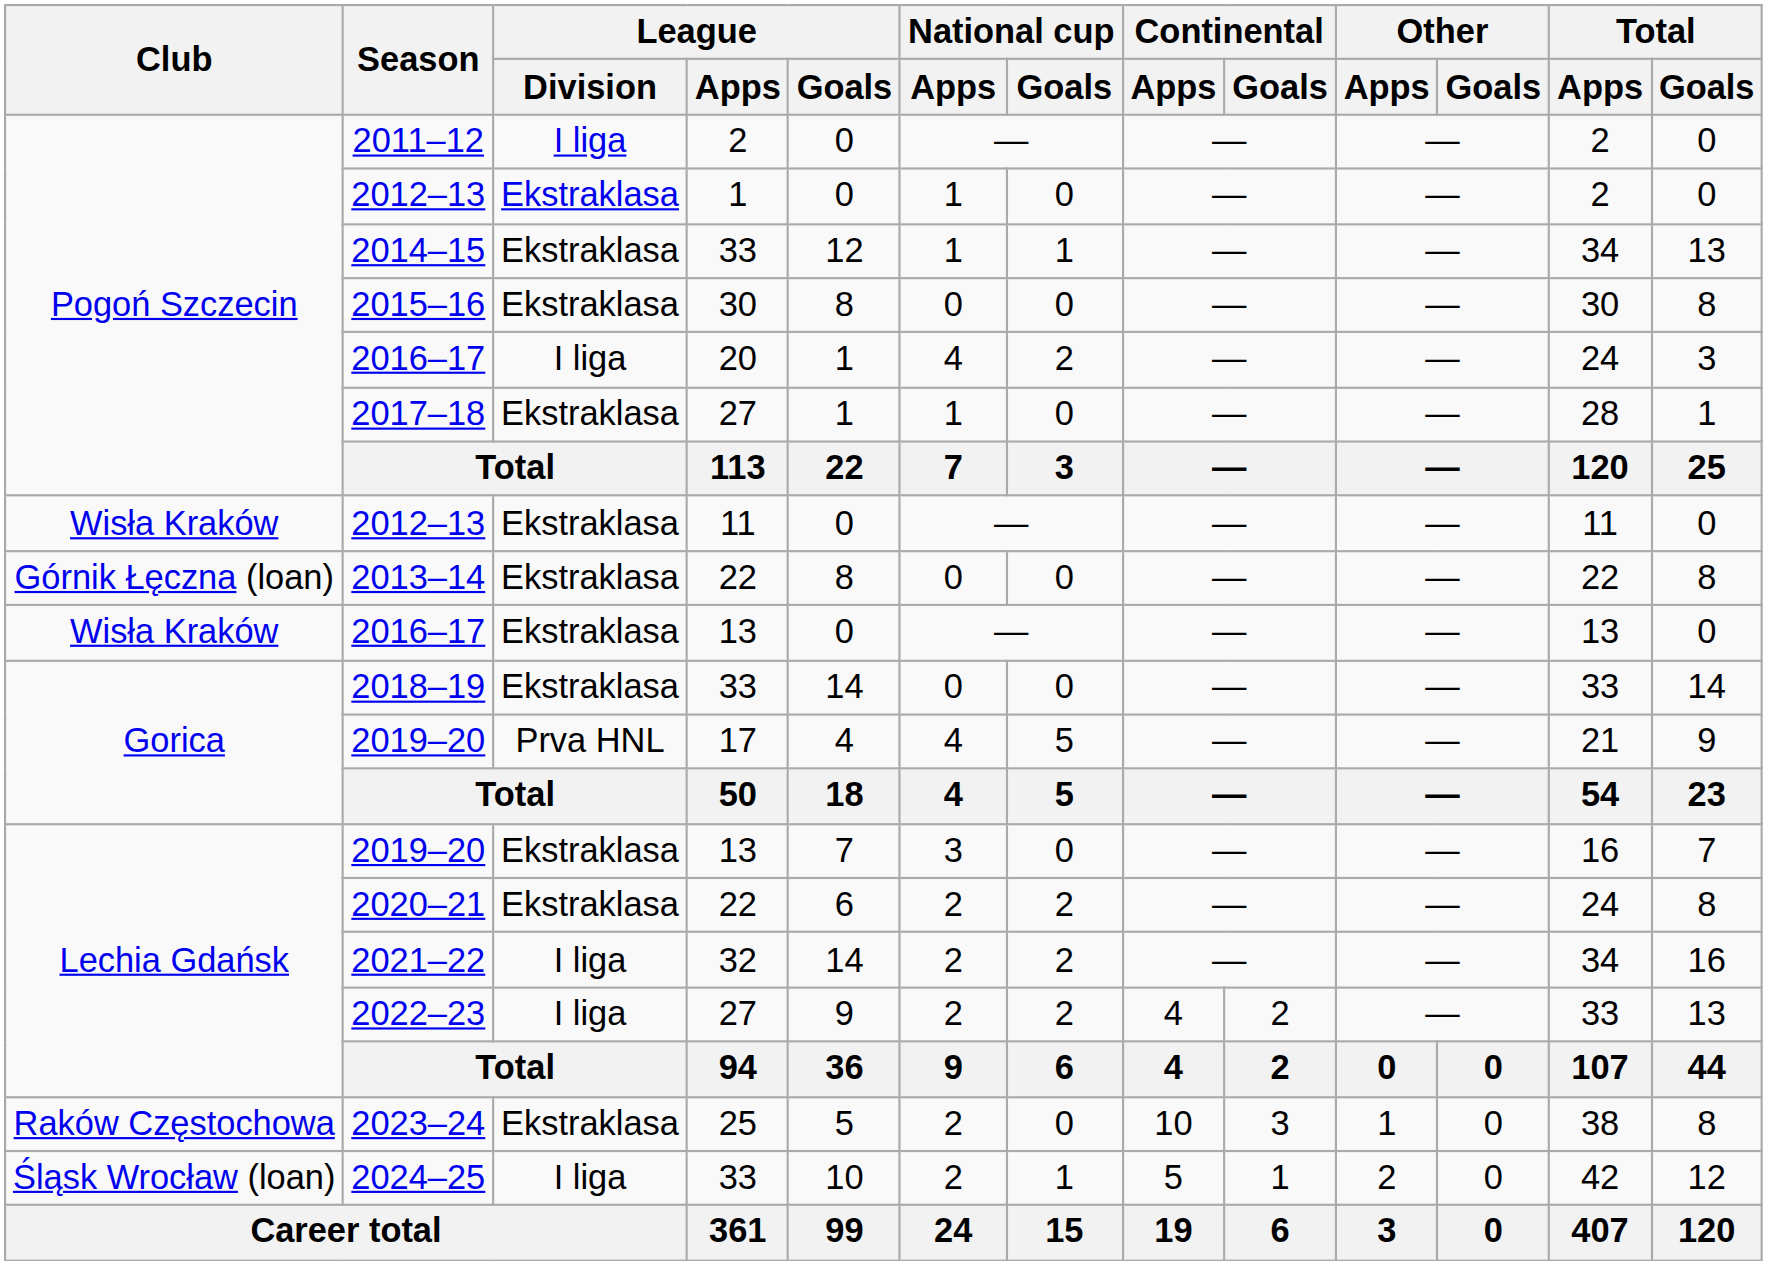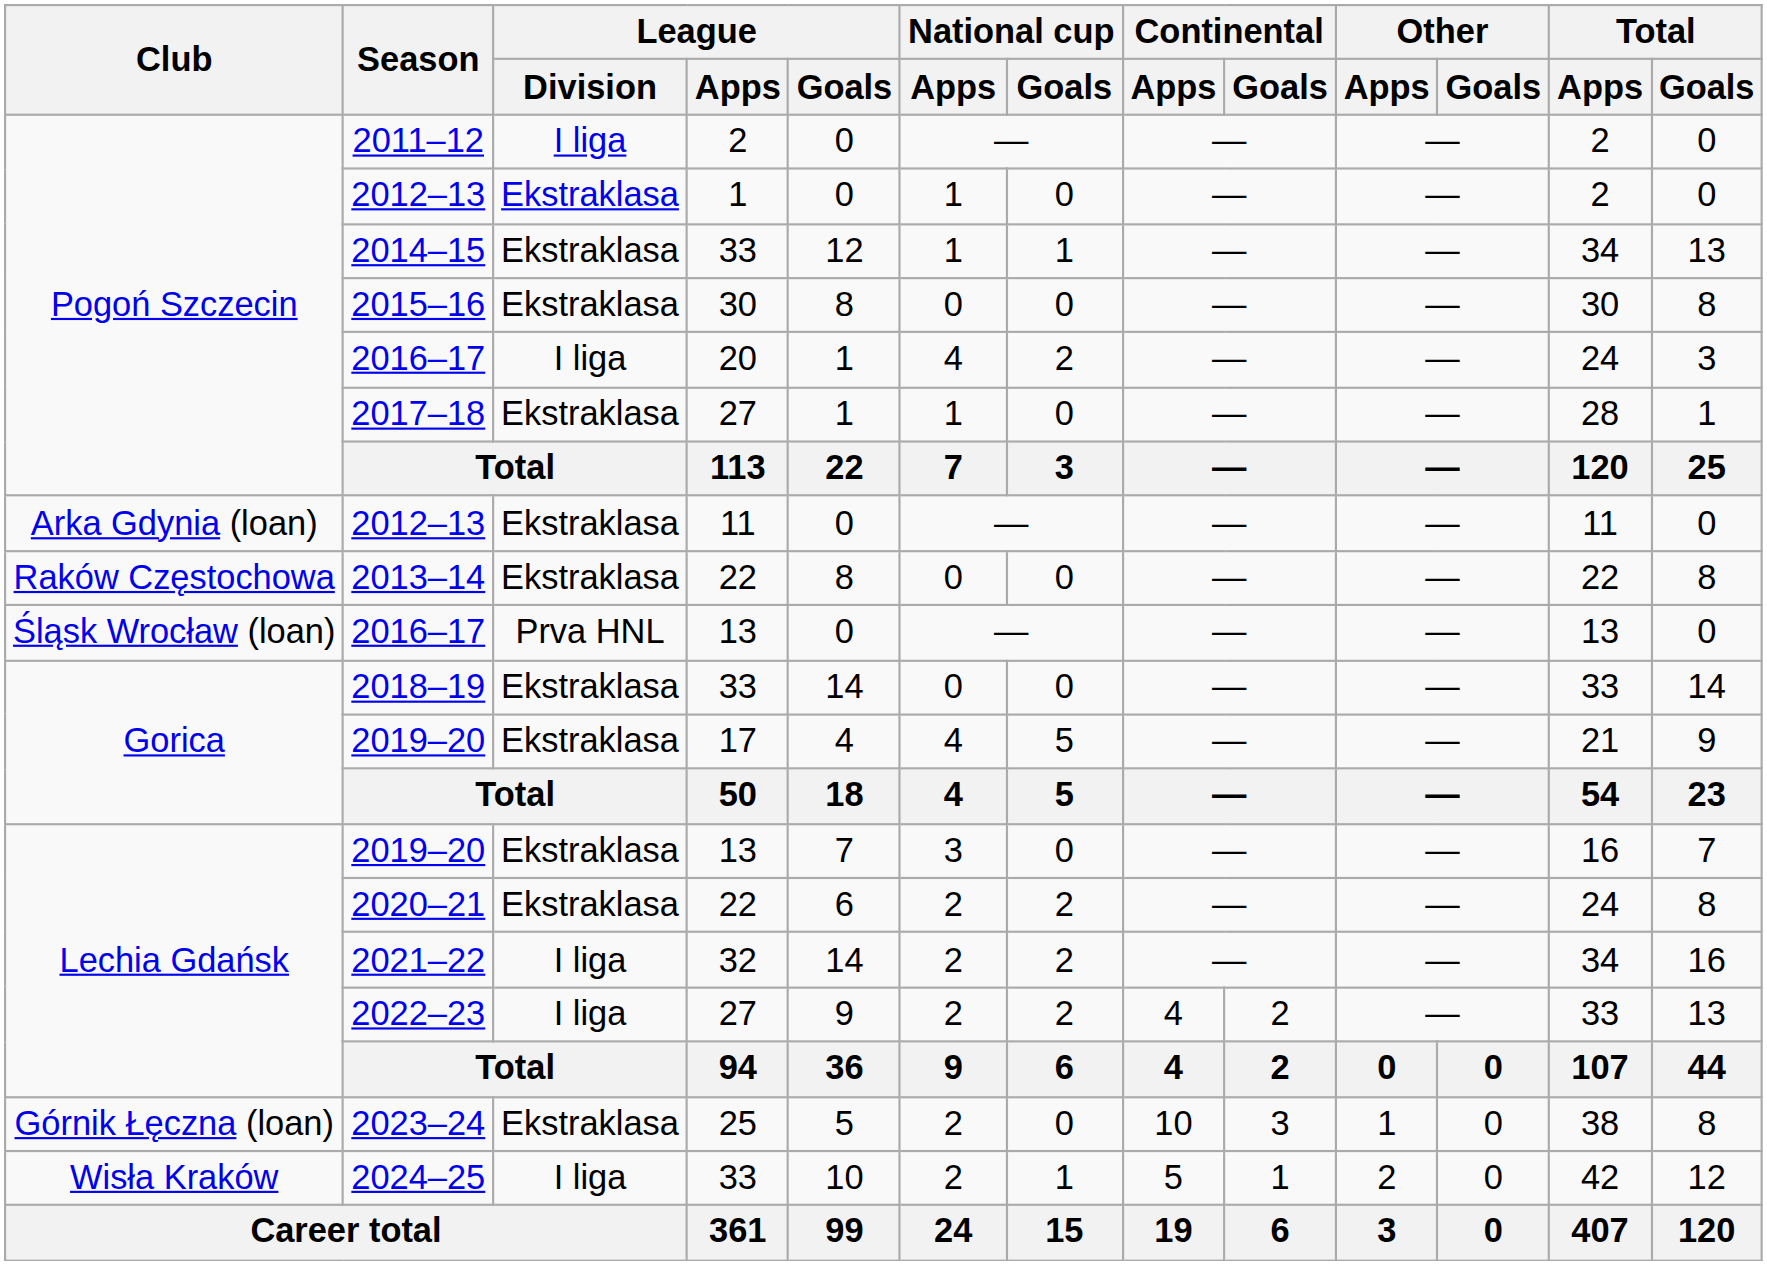(174, 522) Wisła Kraków -> (174, 522) Arka Gdynia (loan)
(174, 577) Górnik Łęczna (loan) -> (174, 577) Raków Częstochowa
(174, 631) Wisła Kraków -> (174, 631) Śląsk Wrocław (loan)
(590, 631) Ekstraklasa -> (590, 631) Prva HNL
(590, 741) Prva HNL -> (590, 741) Ekstraklasa
(174, 1122) Raków Częstochowa -> (174, 1122) Górnik Łęczna (loan)
(174, 1177) Śląsk Wrocław (loan) -> (174, 1177) Wisła Kraków
